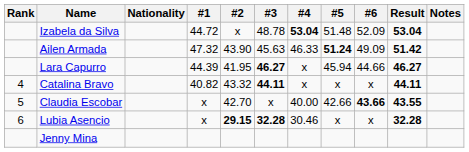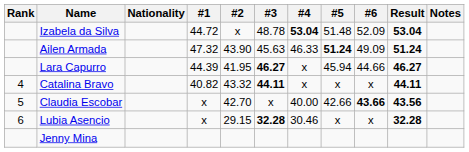(407, 49) 51.42 -> (407, 49) 51.24
(407, 102) 43.55 -> (407, 102) 43.56
(237, 120) bold -> (237, 120) normal
